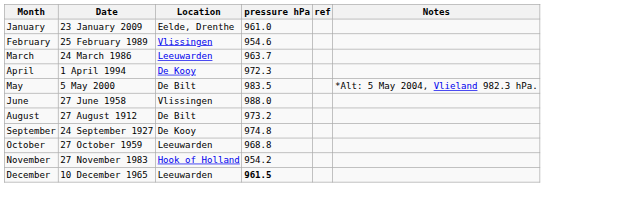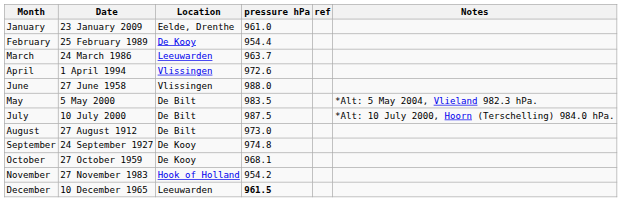(185, 41) Vlissingen -> (177, 41) De Kooy
(258, 41) 954.6 -> (258, 41) 954.4
(177, 71) De Kooy -> (185, 71) Vlissingen
(258, 71) 972.3 -> (258, 71) 972.6
rows swapped: (15, 86) <-> (17, 101)
+ row: (17, 116)
(258, 116) 973.2 -> (258, 130) 973.0
(185, 145) Leeuwarden -> (177, 160) De Kooy
(258, 145) 968.8 -> (258, 160) 968.1
